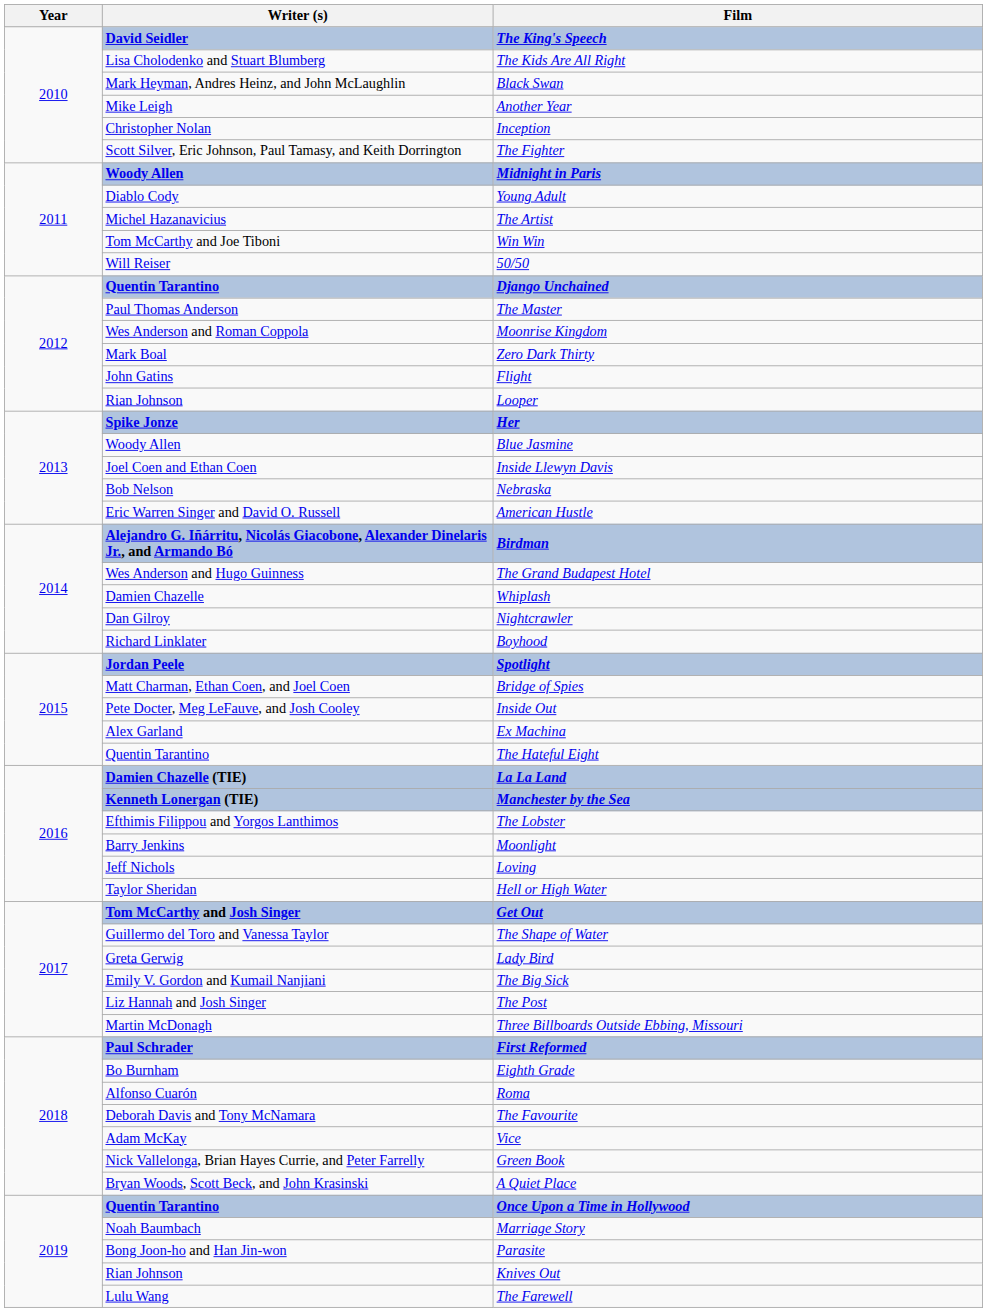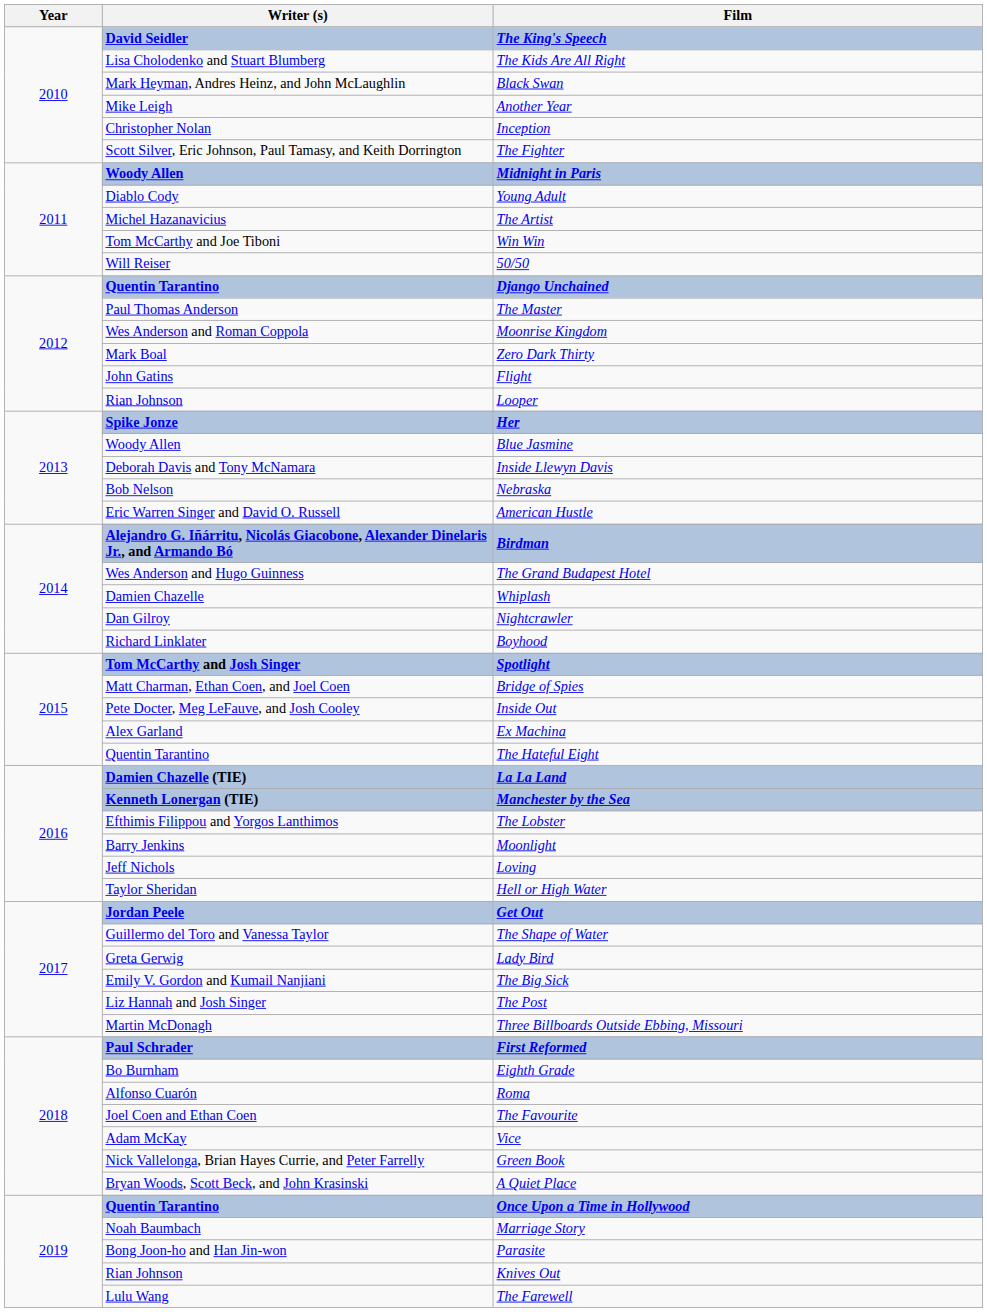(181, 467) Joel Coen and Ethan Coen -> (210, 467) Deborah Davis and Tony McNamara
(145, 664) Jordan Peele -> (203, 664) Tom McCarthy and Josh Singer
(203, 912) Tom McCarthy and Josh Singer -> (145, 912) Jordan Peele
(210, 1115) Deborah Davis and Tony McNamara -> (181, 1115) Joel Coen and Ethan Coen
